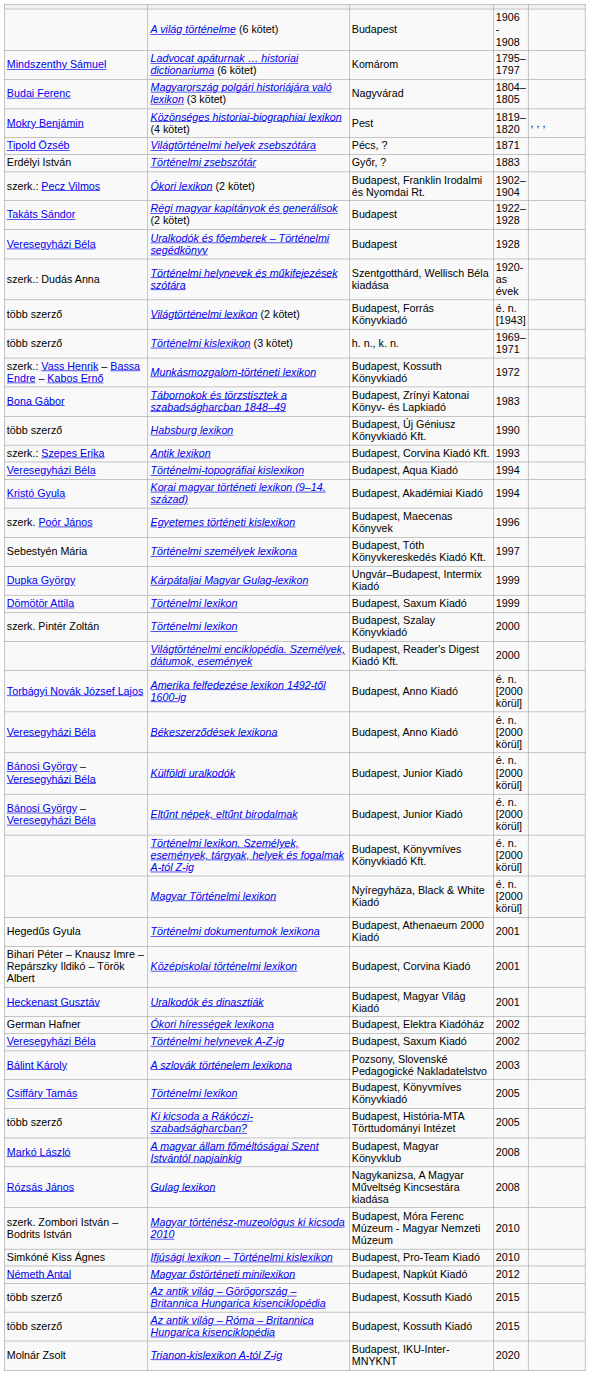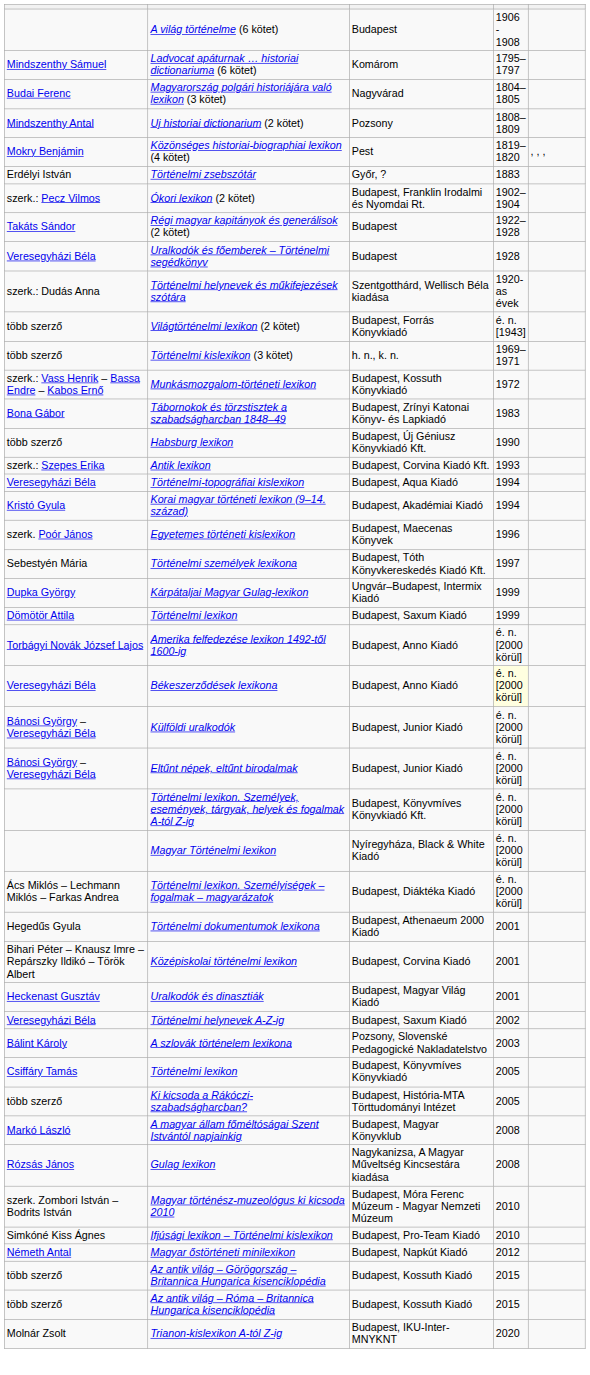+ row: (227, 123)
- row: (233, 146)
- row: (194, 627)
- row: (248, 656)
(509, 732) no background -> (509, 686) lightyellow background
+ row: (237, 891)
- row: (212, 1025)
